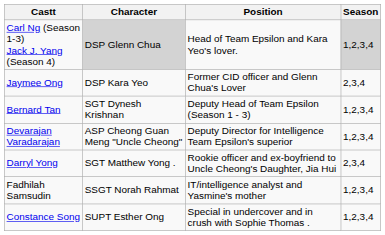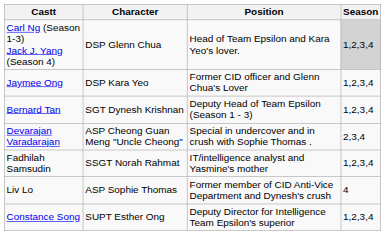(123, 44) lightgrey background -> (123, 44) no background
(354, 82) 2,3,4 -> (358, 82) 1,2,3,4
(256, 136) Deputy Director for Intelligence Team Epsilon's superior -> (252, 136) Special in undercover and in crush with Sophie Thomas .
(358, 136) 1,2,3,4 -> (354, 136) 2,3,4
- row: (32, 163)
+ row: (20, 190)
(250, 217) Special in undercover and in crush with Sophie Thomas . -> (258, 217) Deputy Director for Intelligence Team Epsilon's superior
